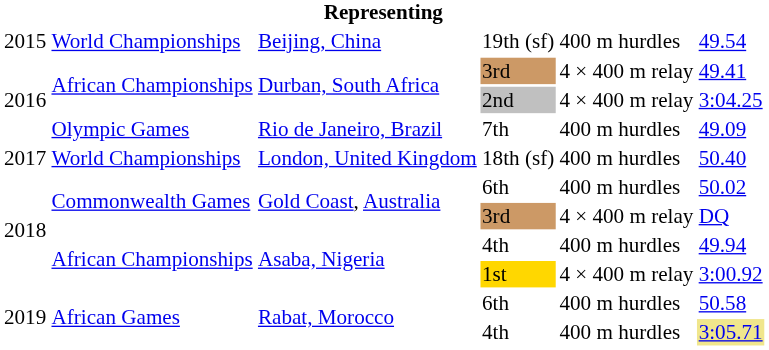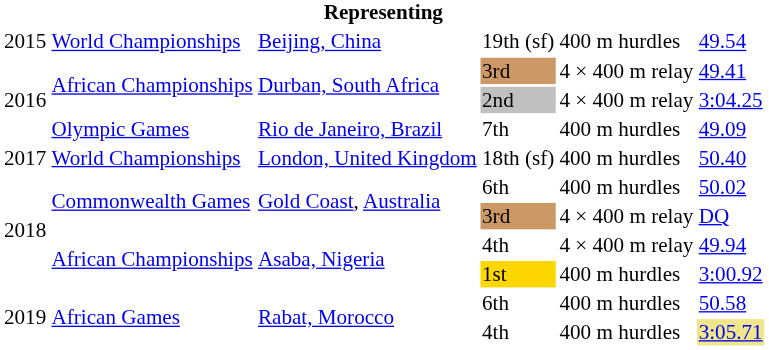(620, 245) 400 m hurdles -> (626, 245) 4 × 400 m relay
(626, 274) 4 × 400 m relay -> (620, 274) 400 m hurdles
